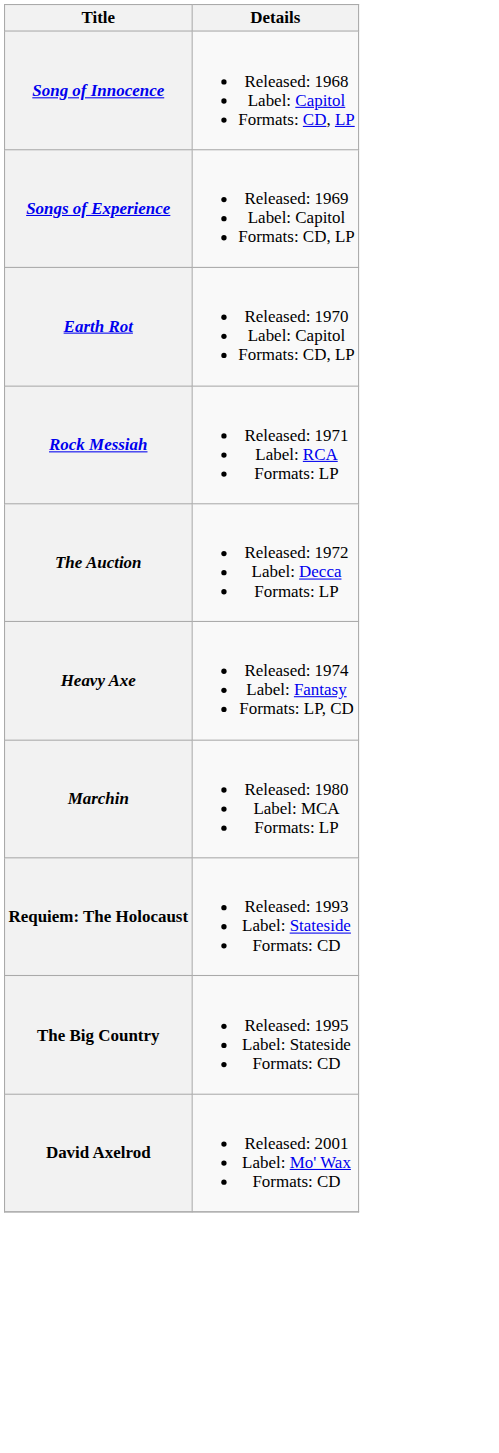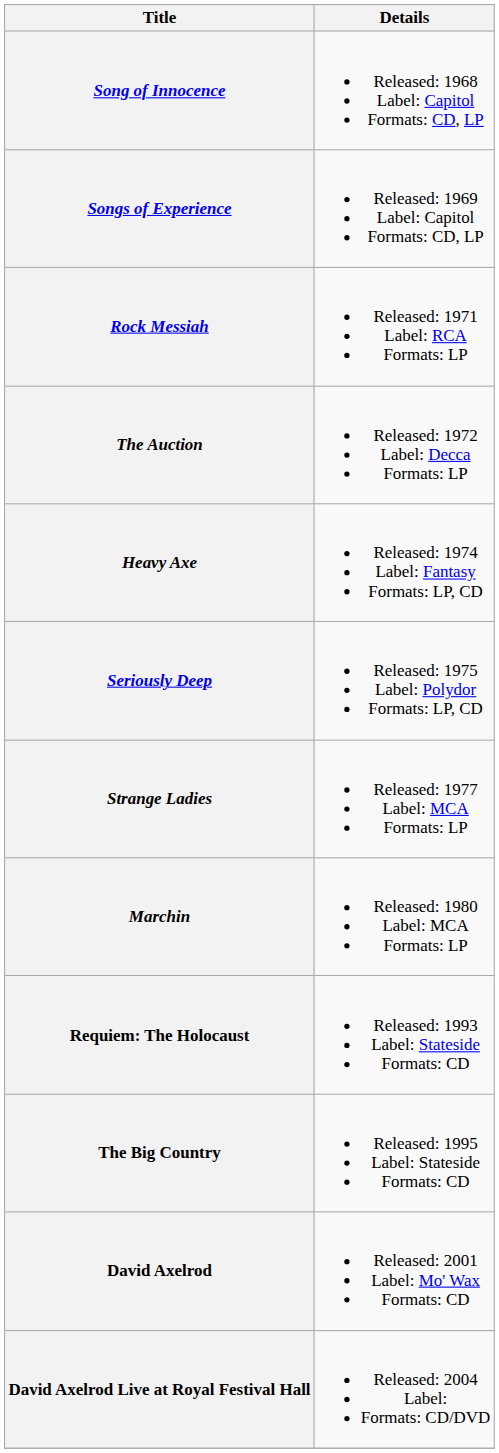- row: (98, 326)
+ row: (159, 680)
+ row: (160, 798)
+ row: (160, 1389)
